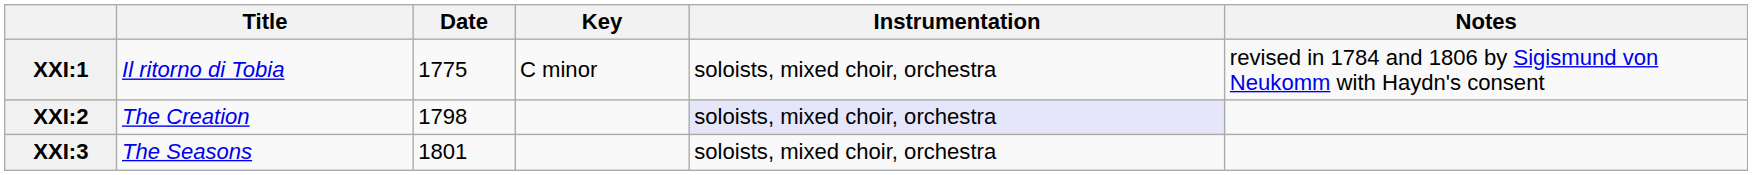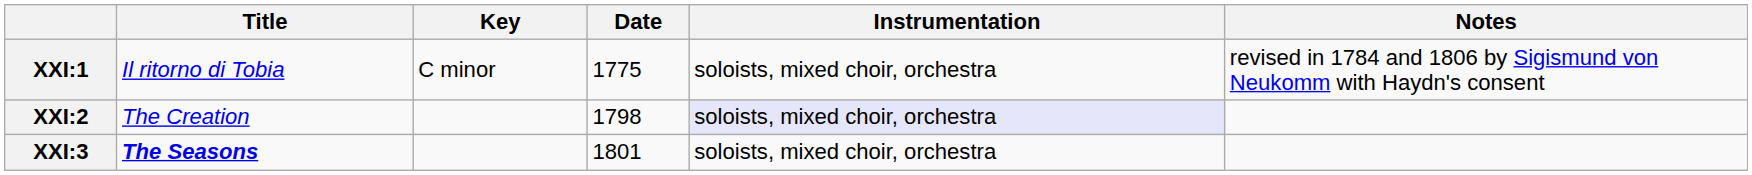columns swapped: (602, 22) <-> (464, 22)
(187, 151) normal -> (190, 151) bold
